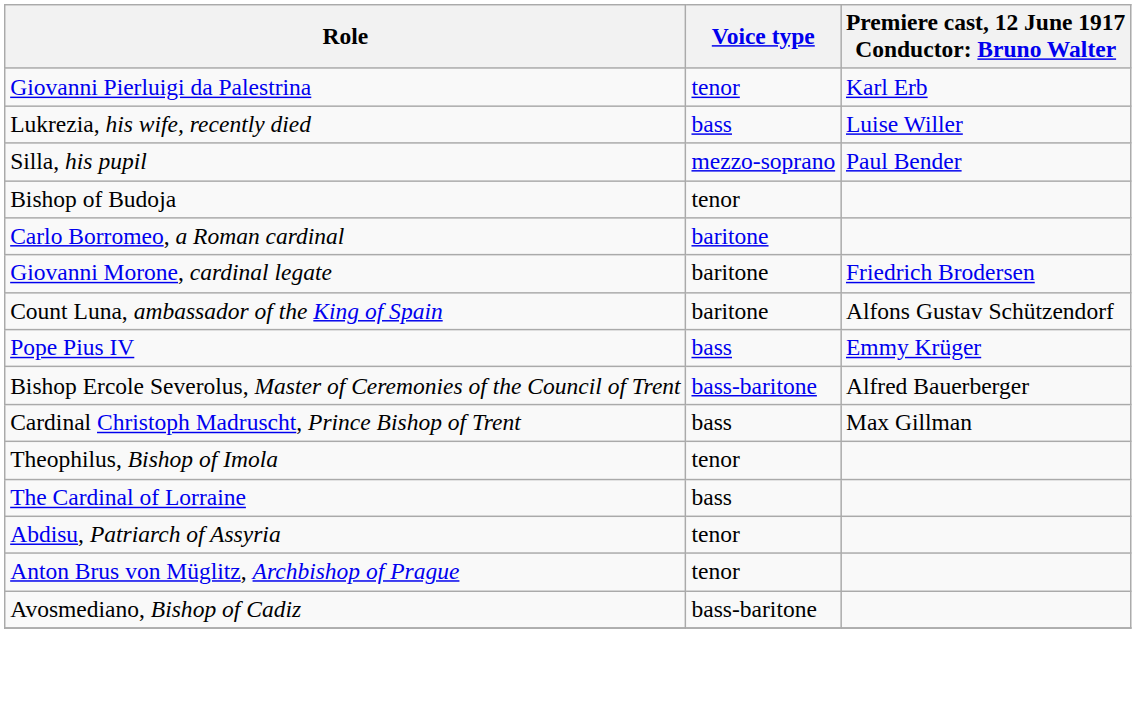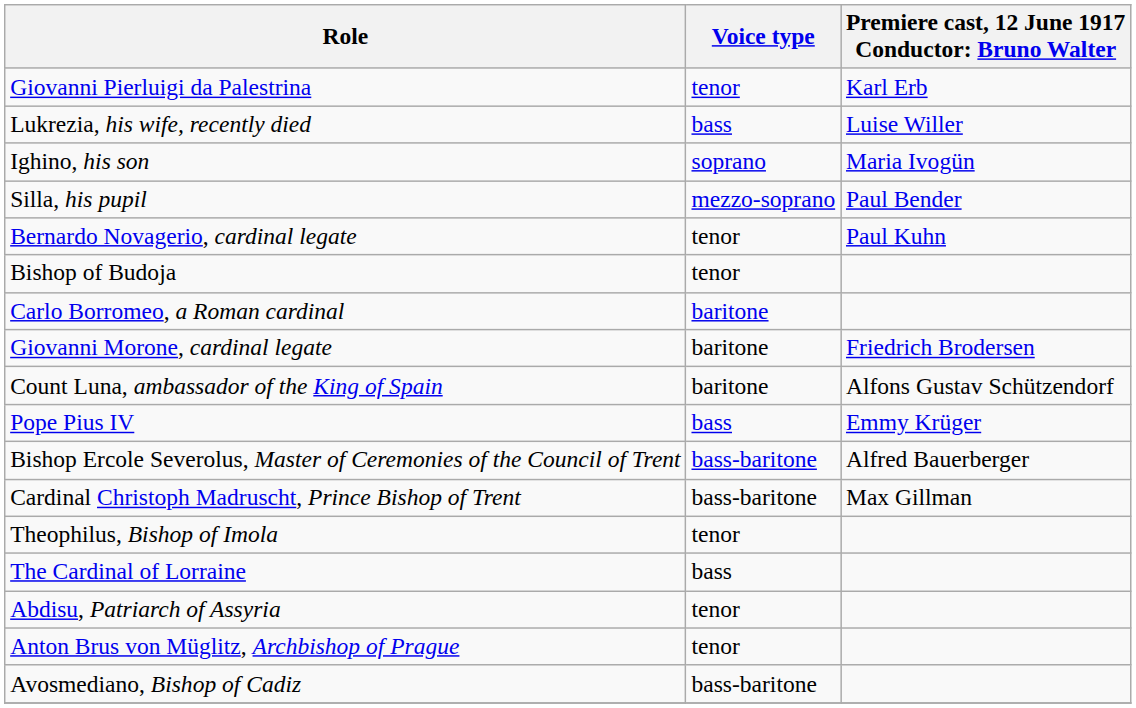+ row: (80, 161)
+ row: (183, 236)
(712, 422) bass -> (754, 497) bass-baritone
